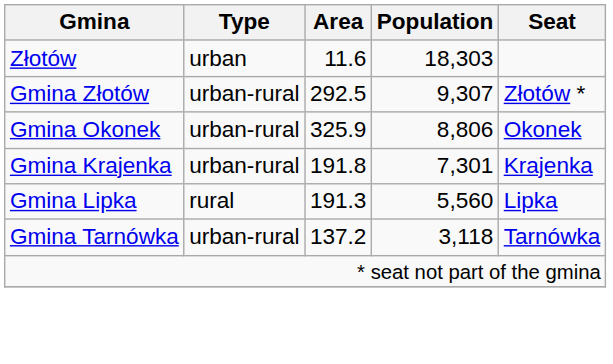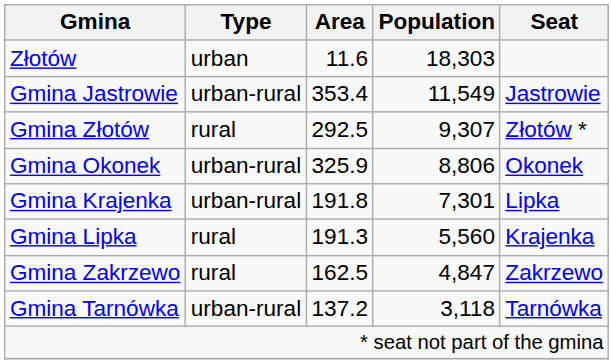+ row: (94, 93)
(244, 93) urban-rural -> (213, 129) rural
(548, 165) Krajenka -> (532, 201) Lipka
(531, 201) Lipka -> (550, 237) Krajenka
+ row: (95, 272)
